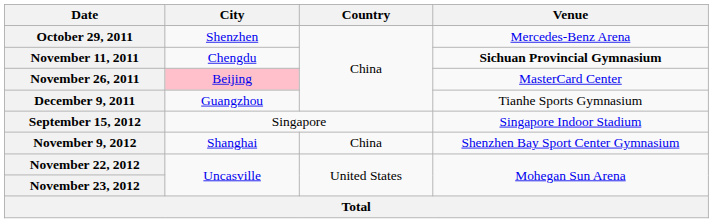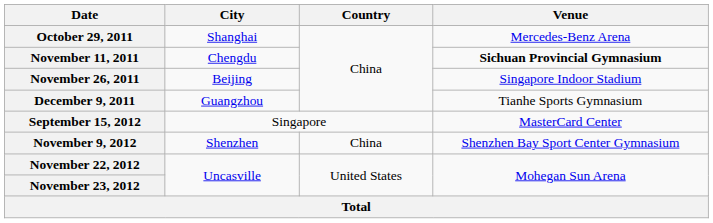(232, 36) Shenzhen -> (232, 36) Shanghai
(232, 79) pink background -> (232, 79) no background
(570, 79) MasterCard Center -> (570, 79) Singapore Indoor Stadium
(570, 121) Singapore Indoor Stadium -> (570, 121) MasterCard Center
(232, 143) Shanghai -> (232, 143) Shenzhen
